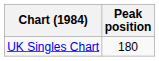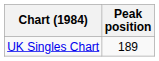(128, 46) 180 -> (128, 46) 189
